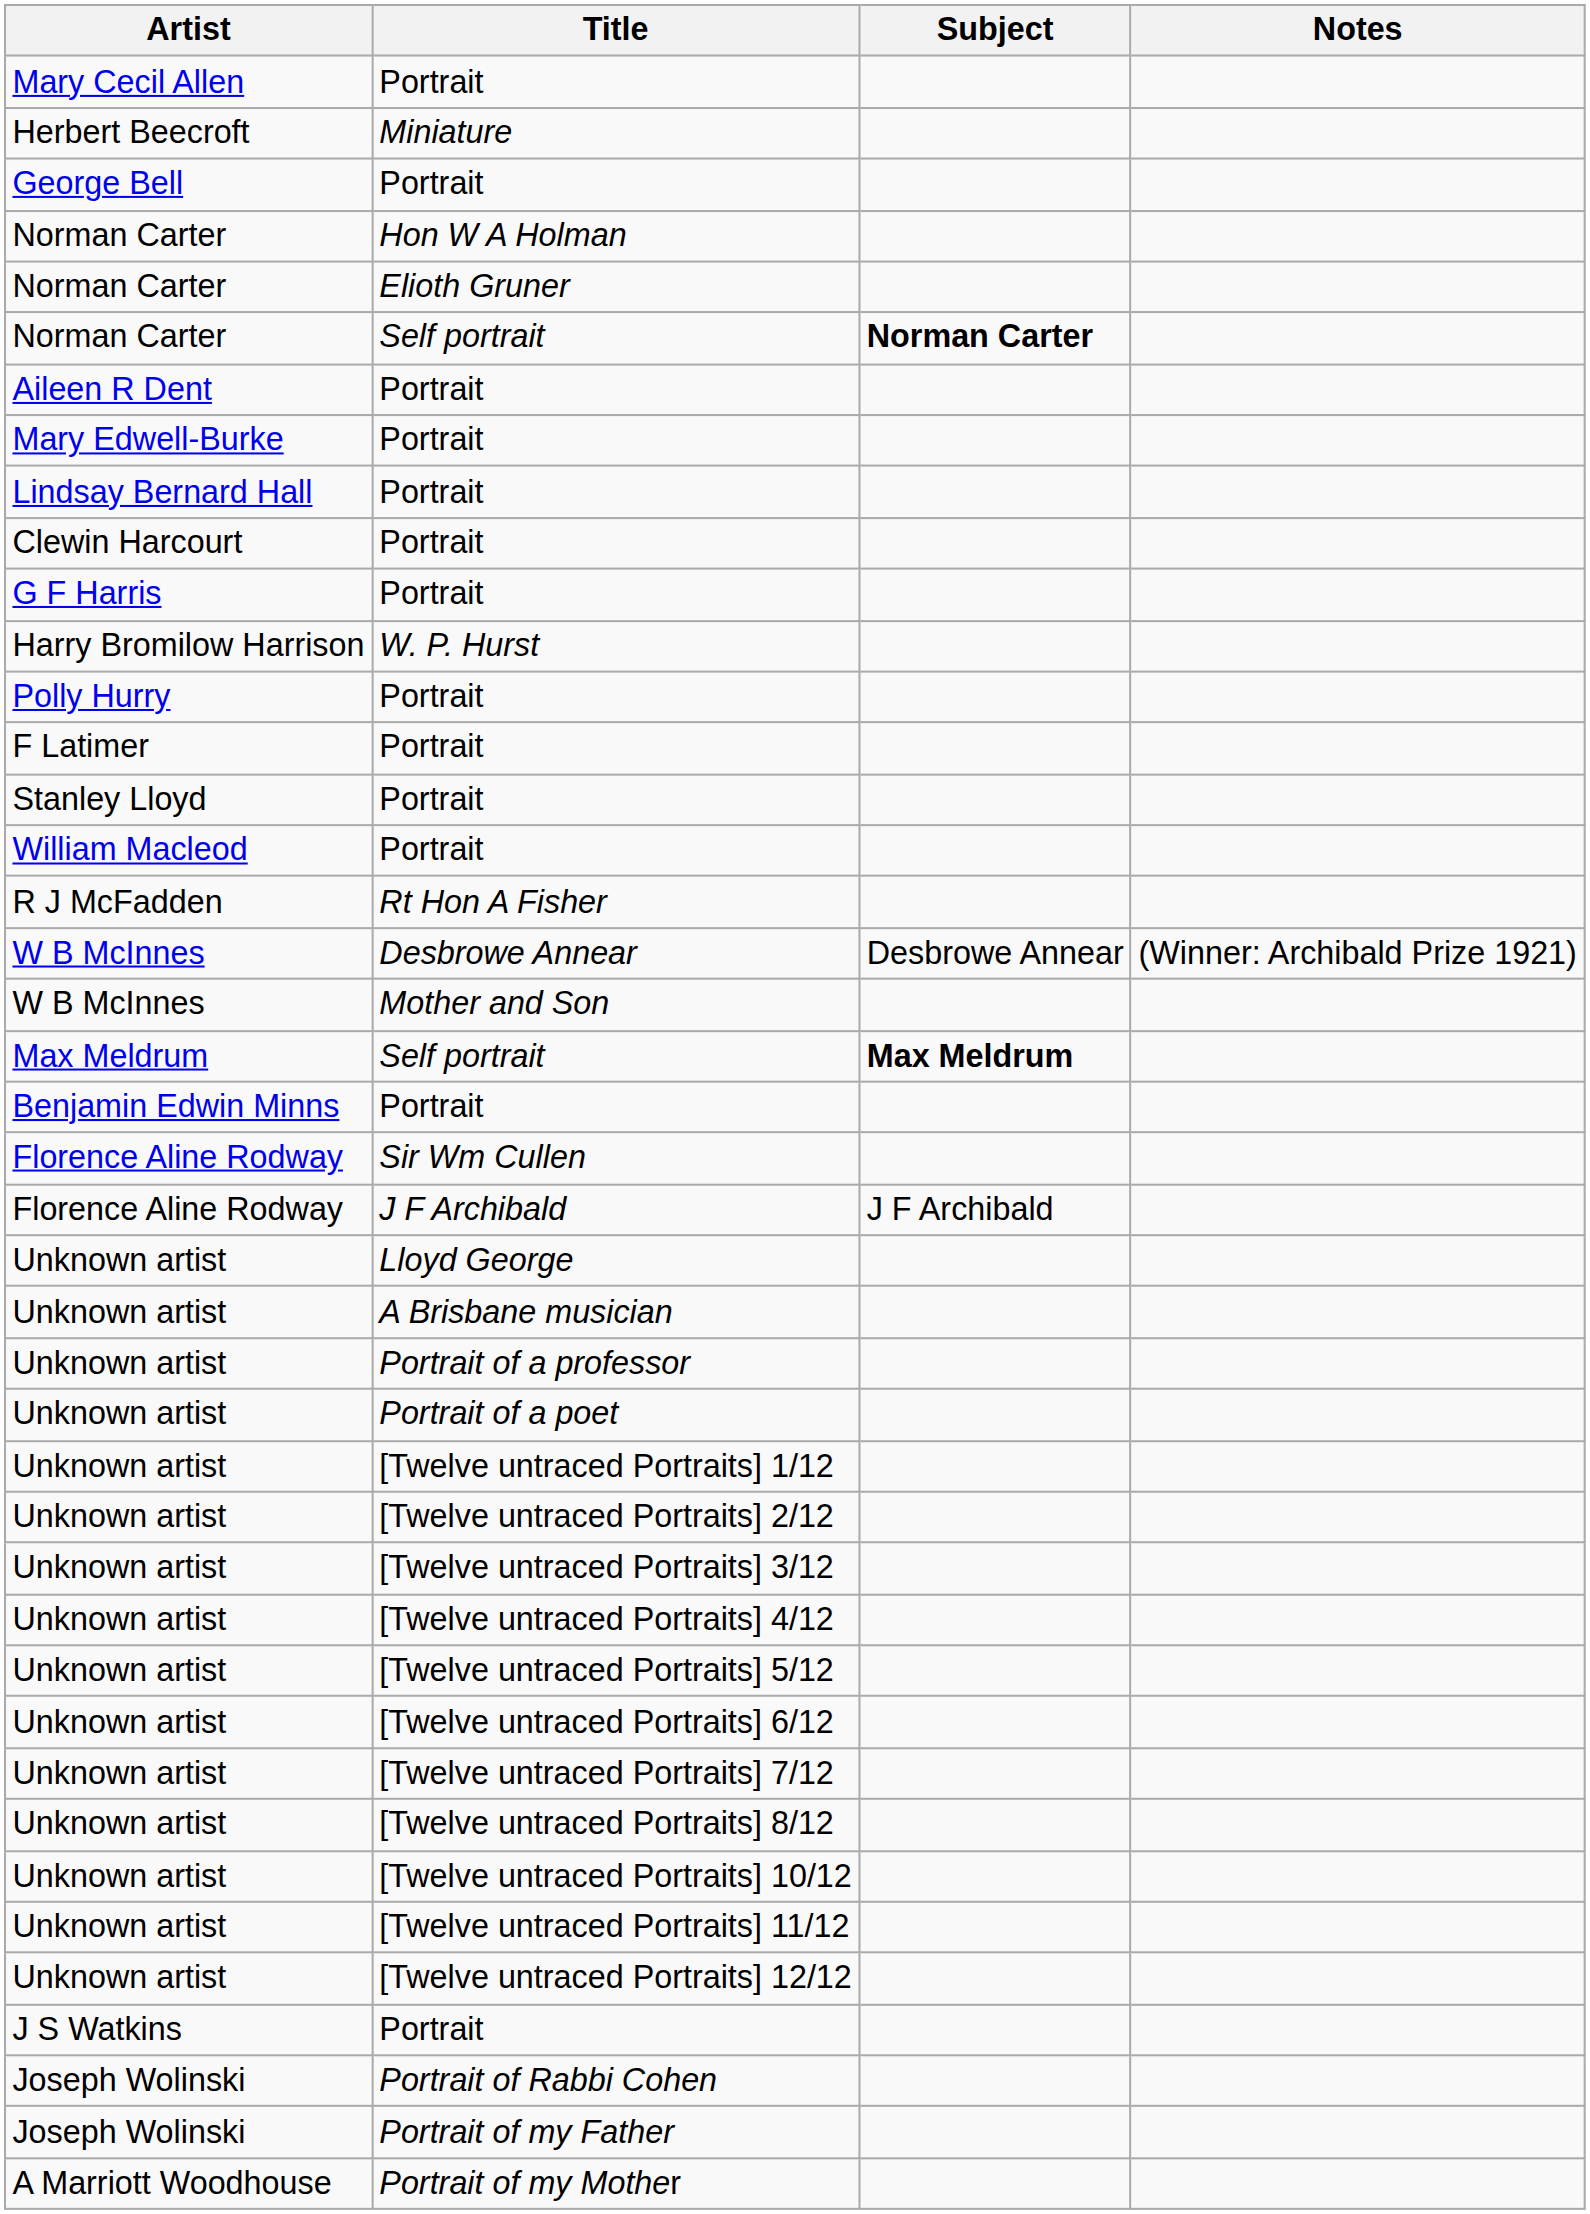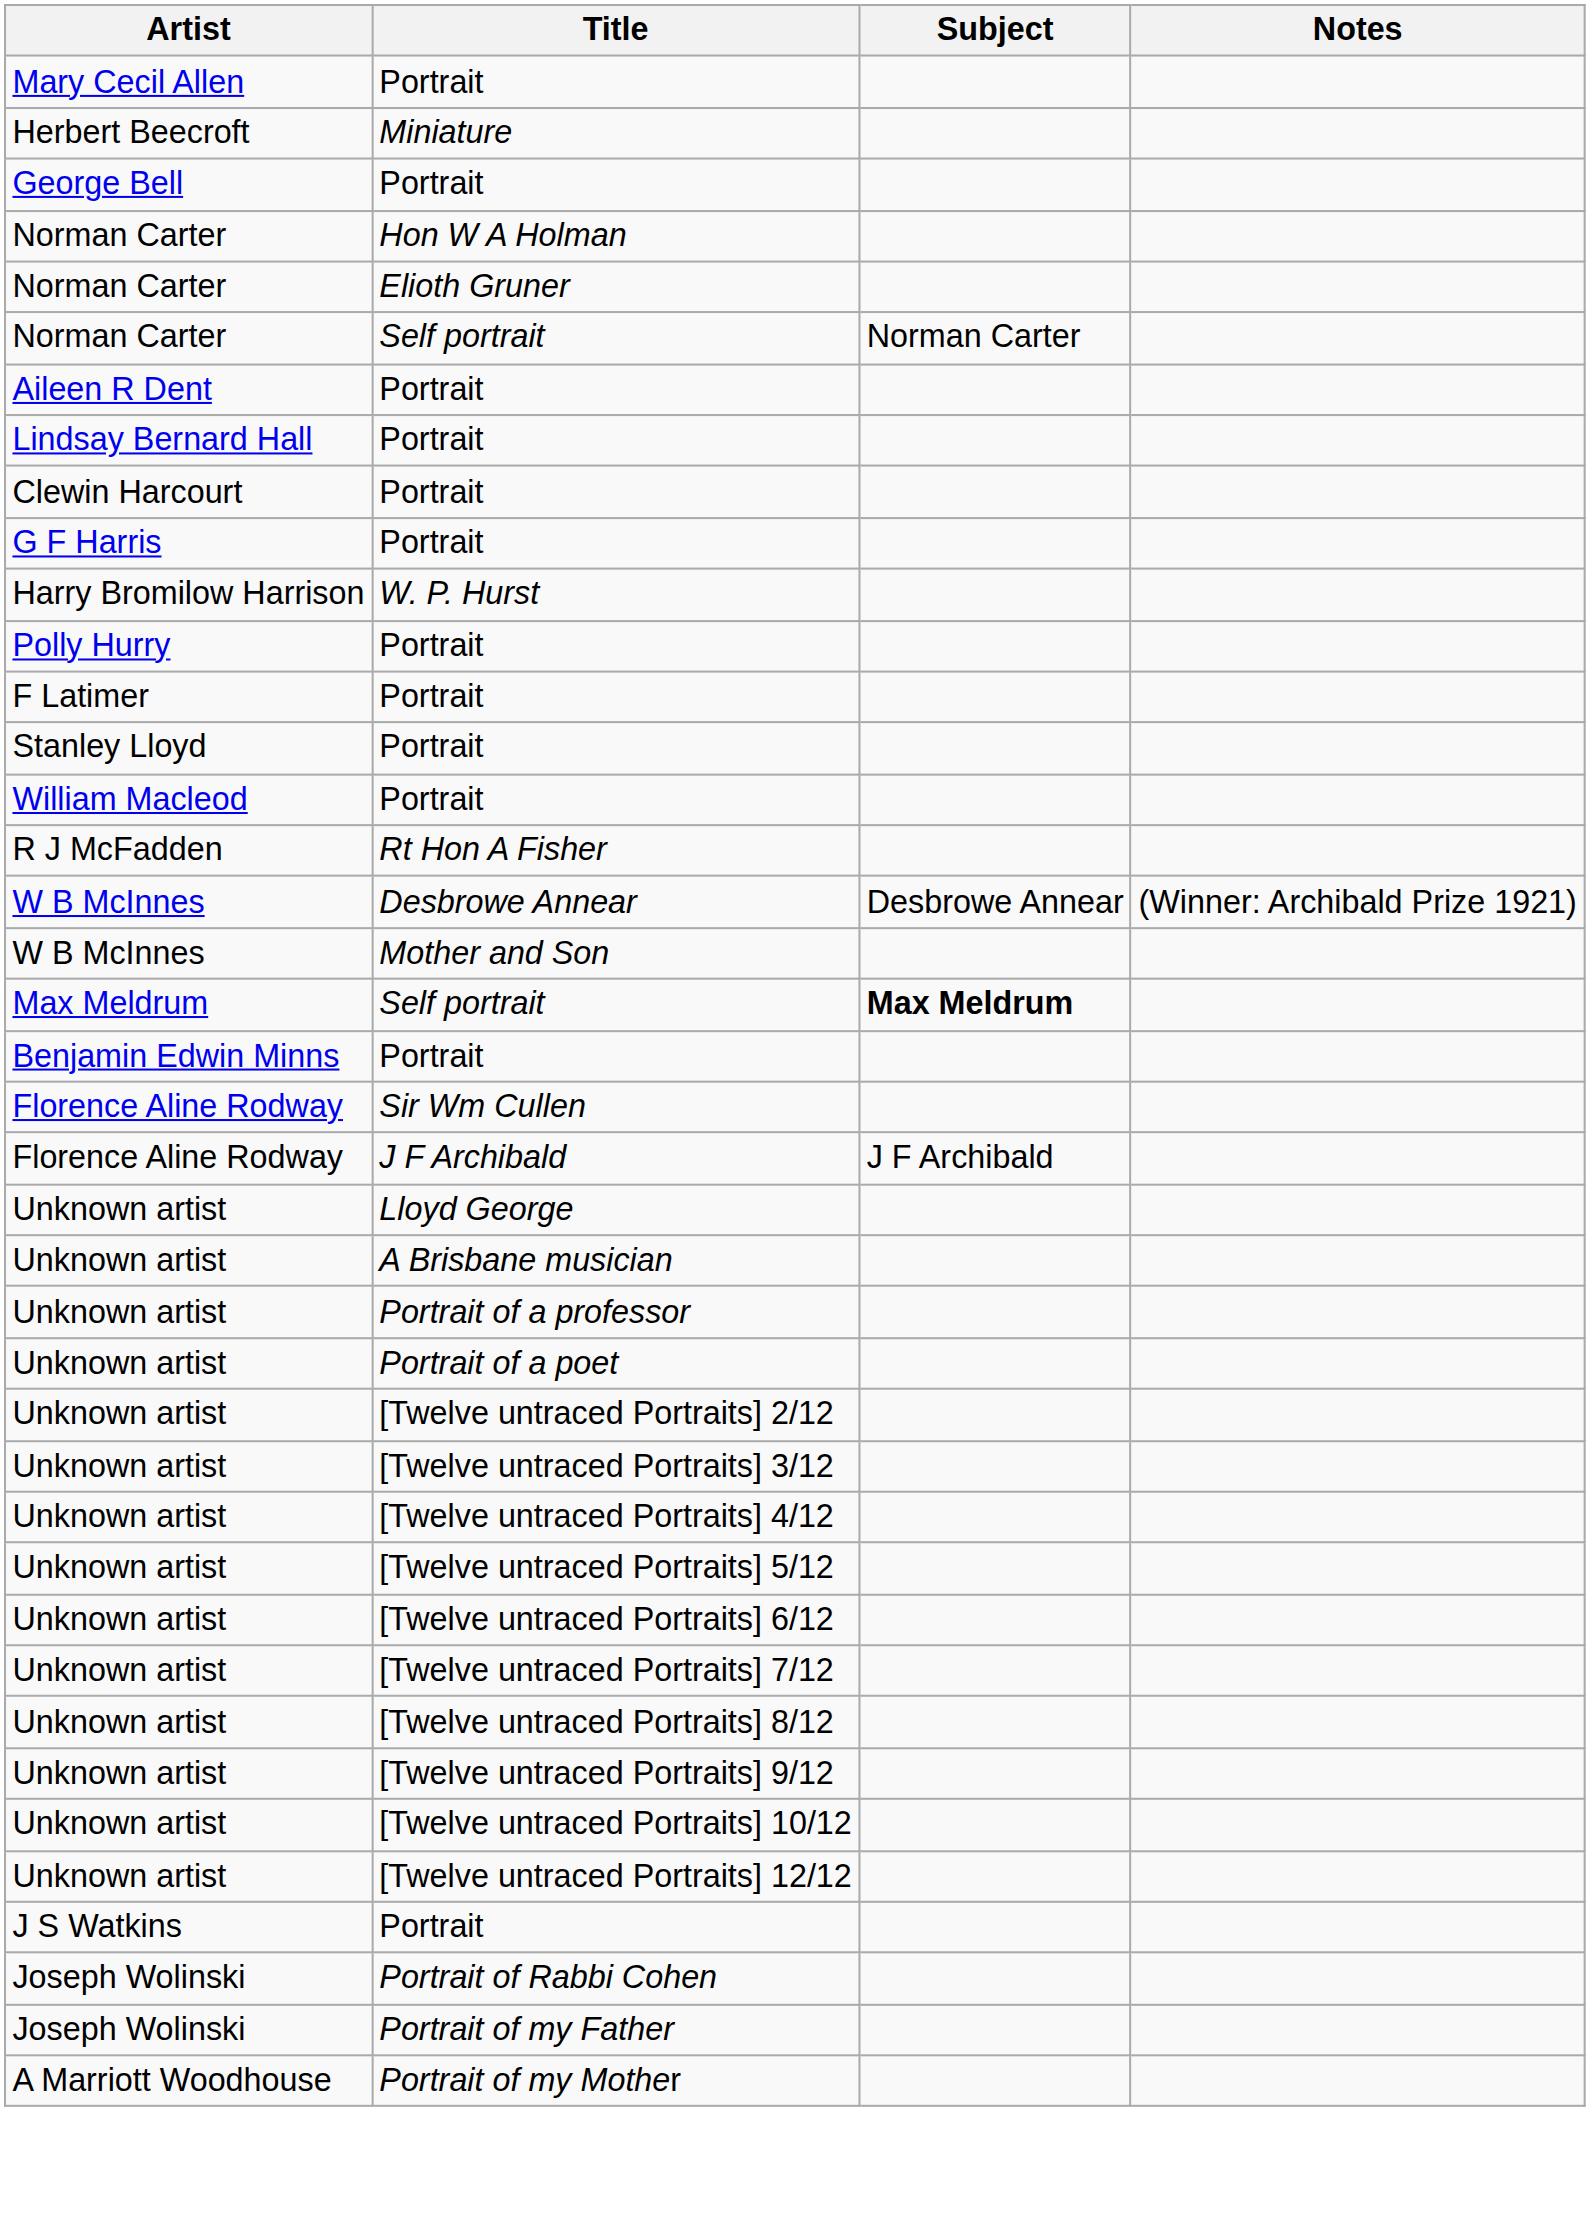(980, 337) bold -> (974, 337) normal
- row: (148, 440)
- row: (119, 1465)
+ row: (119, 1772)
- row: (119, 1926)
